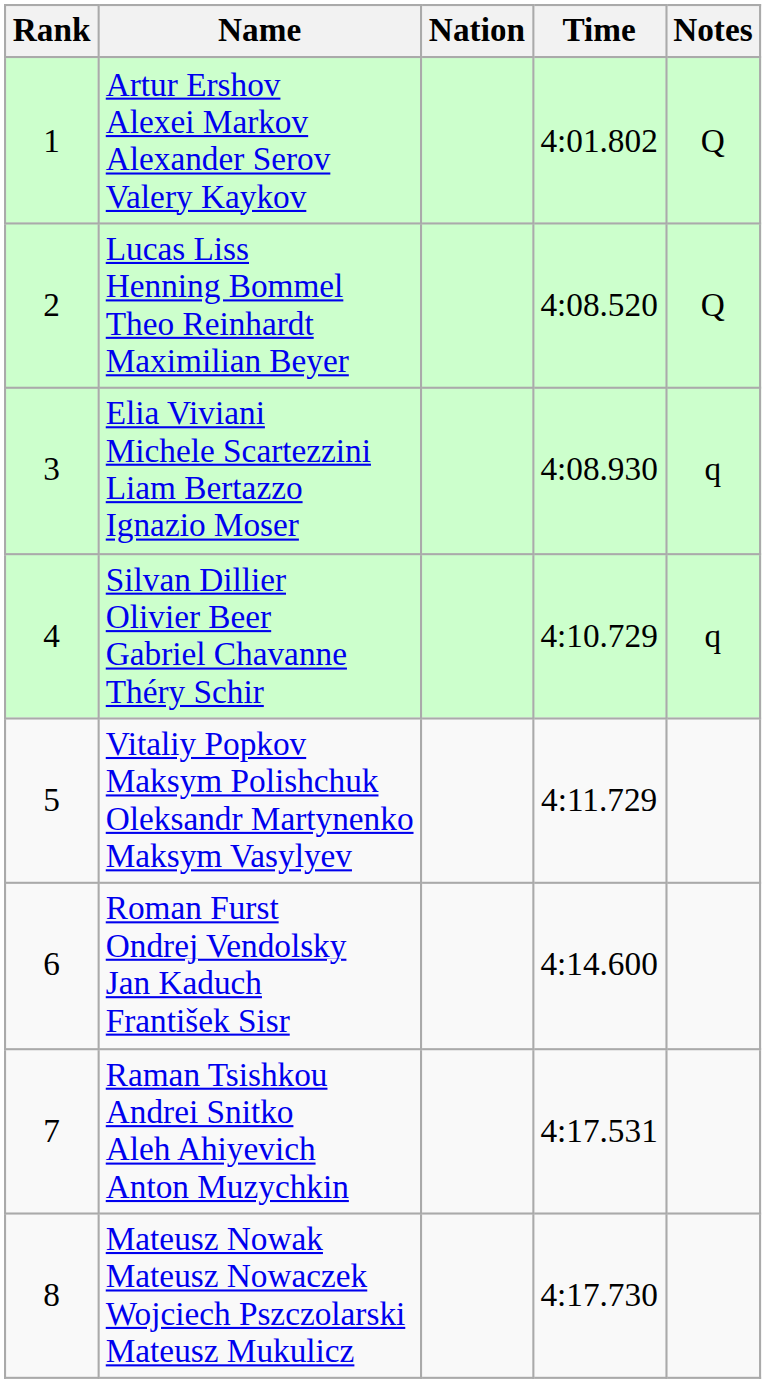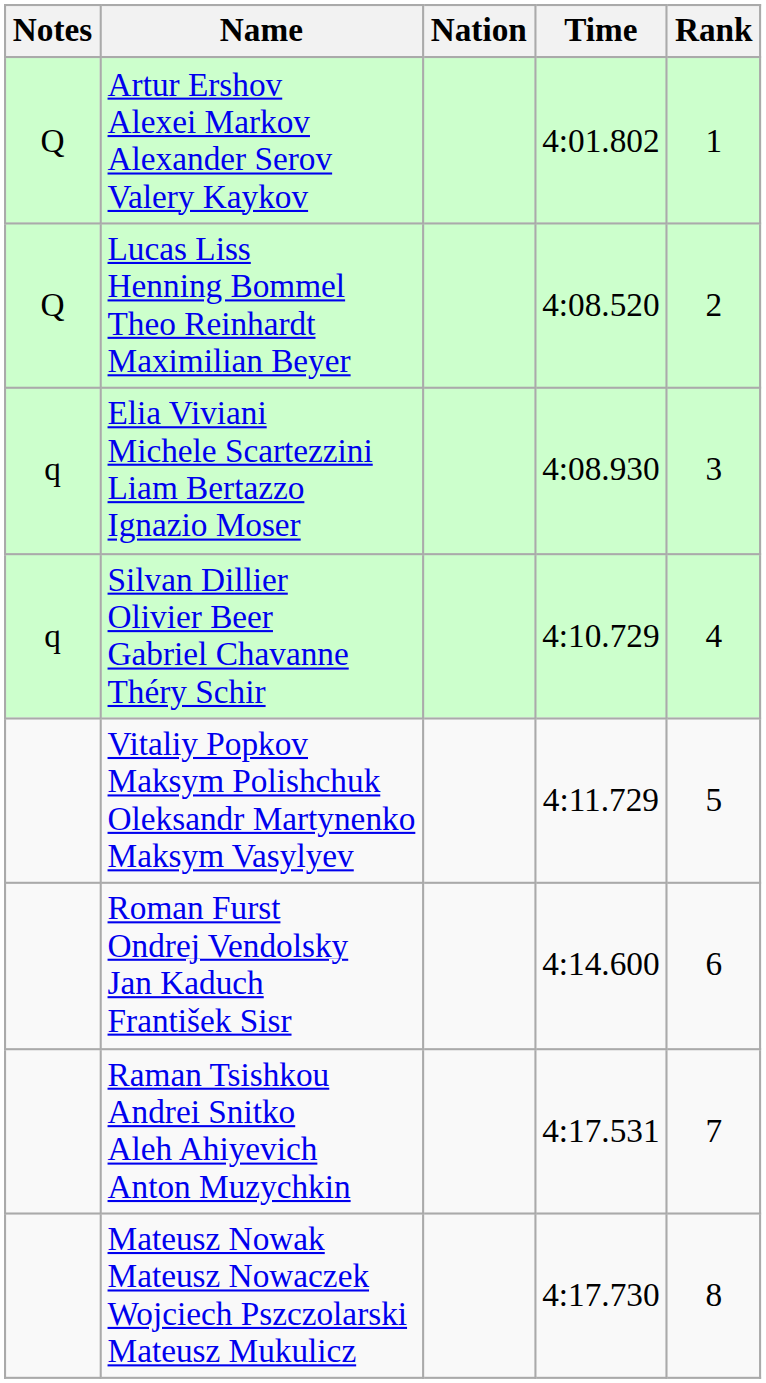columns swapped: (52, 30) <-> (713, 30)
